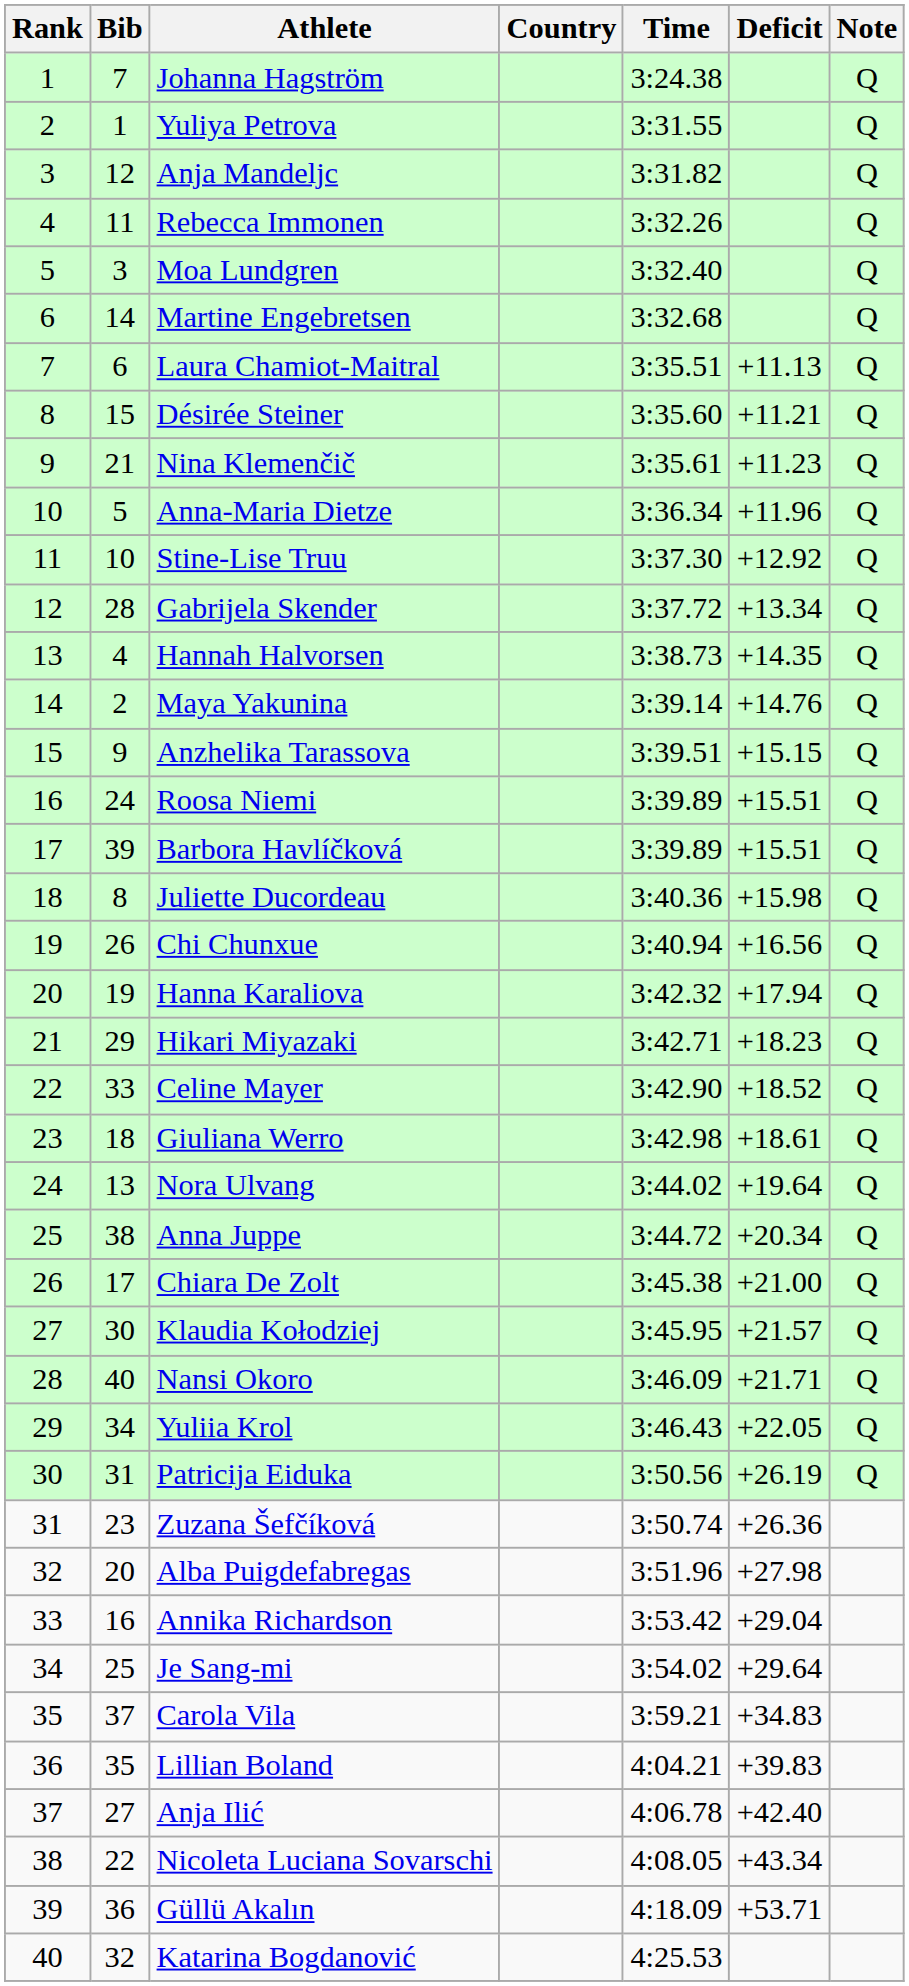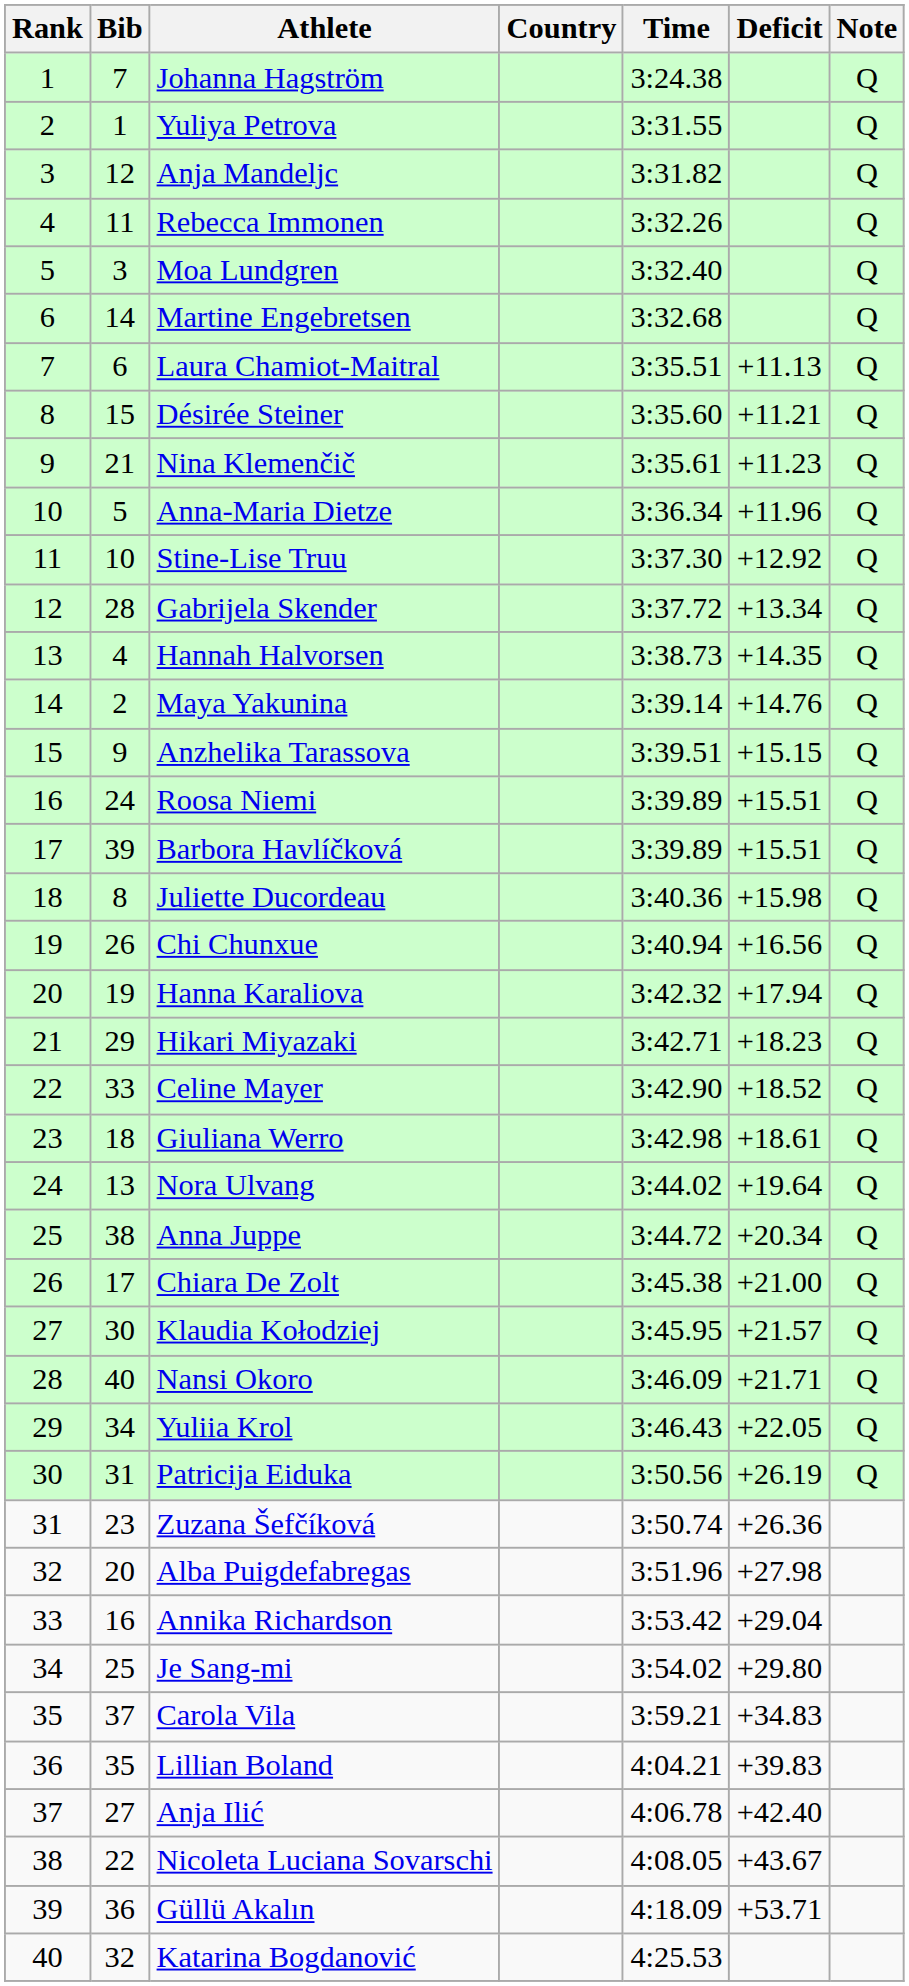(779, 1667) +29.64 -> (779, 1667) +29.80
(779, 1860) +43.34 -> (779, 1860) +43.67
